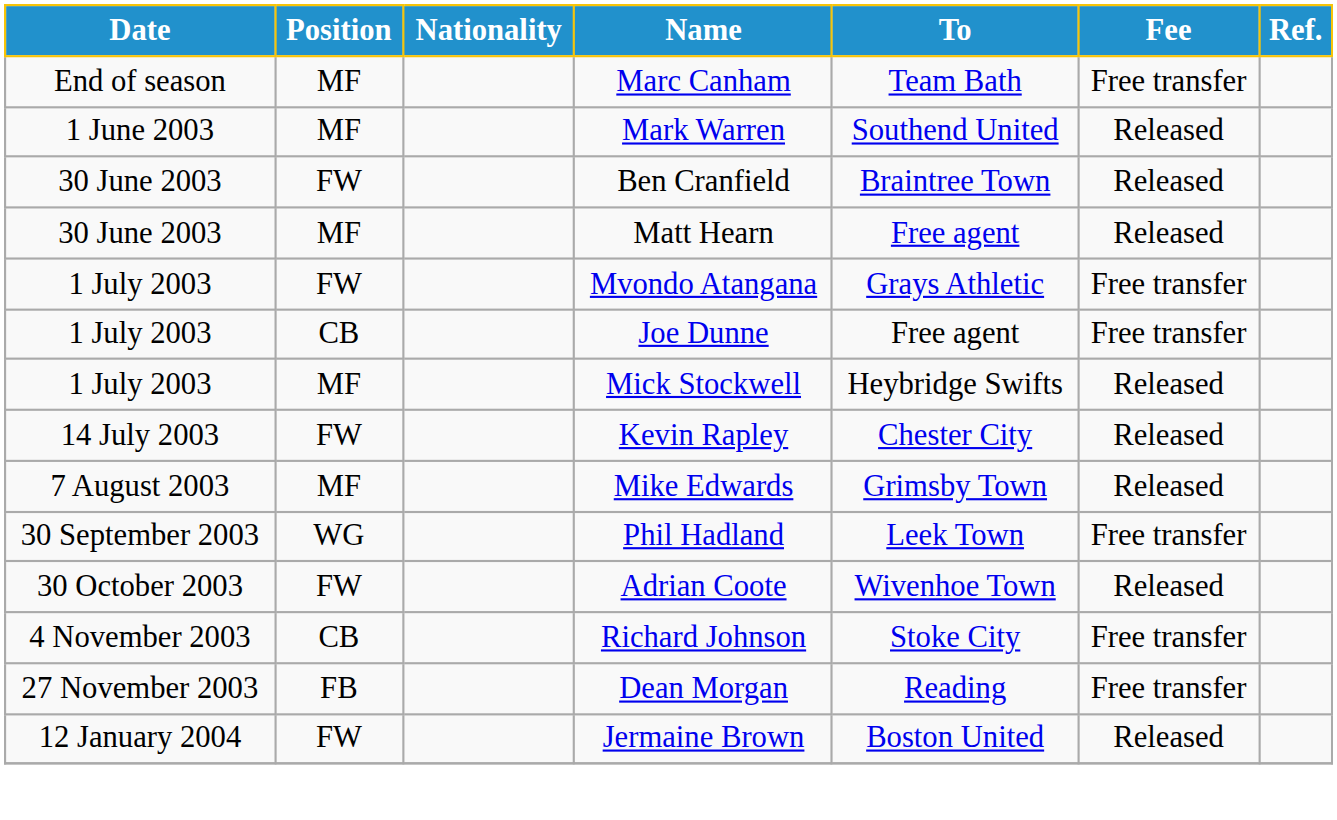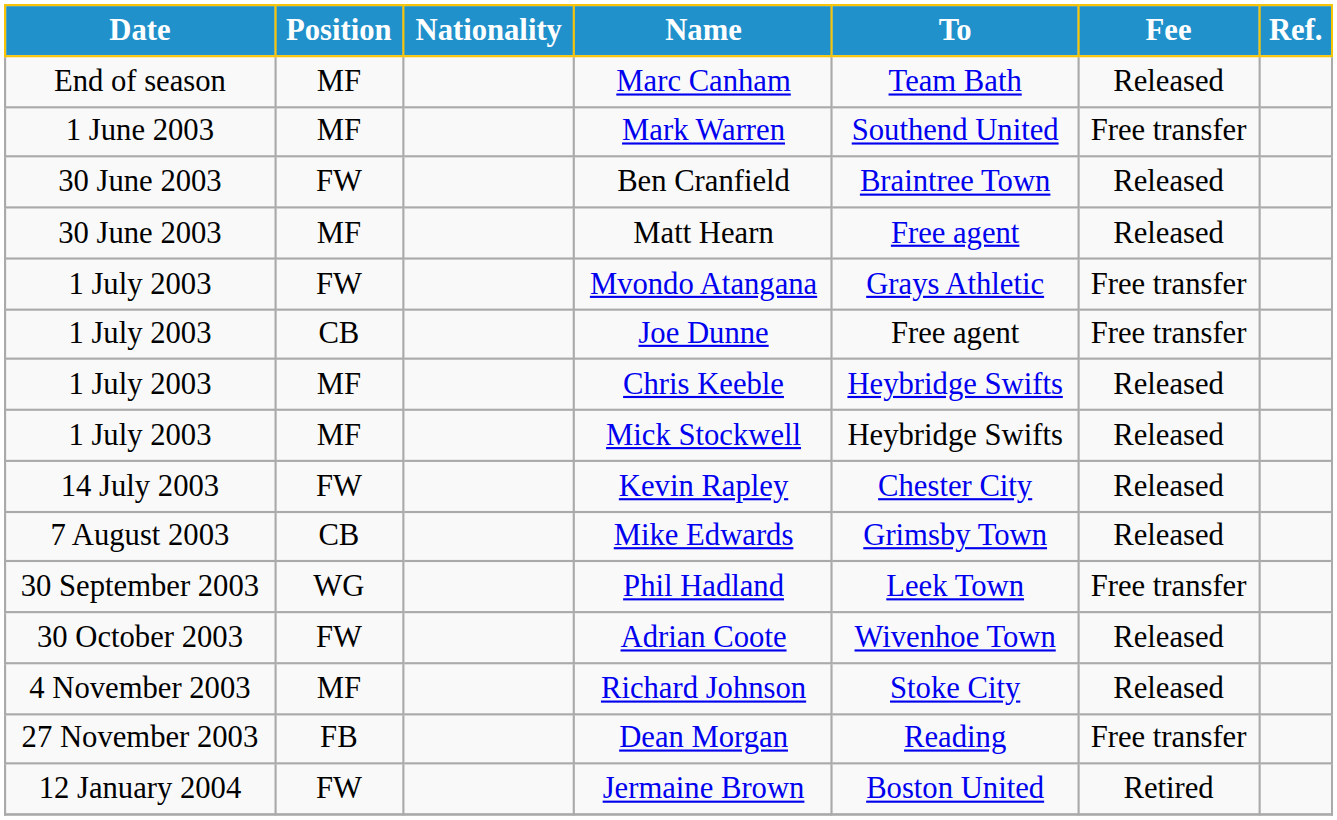(1169, 80) Free transfer -> (1169, 80) Released
(1169, 131) Released -> (1169, 131) Free transfer
+ row: (704, 384)
(339, 485) MF -> (339, 536) CB
(339, 637) CB -> (339, 687) MF
(1169, 637) Free transfer -> (1169, 687) Released
(1169, 738) Released -> (1169, 788) Retired
